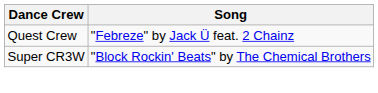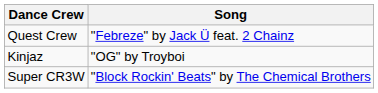+ row: (25, 56)
